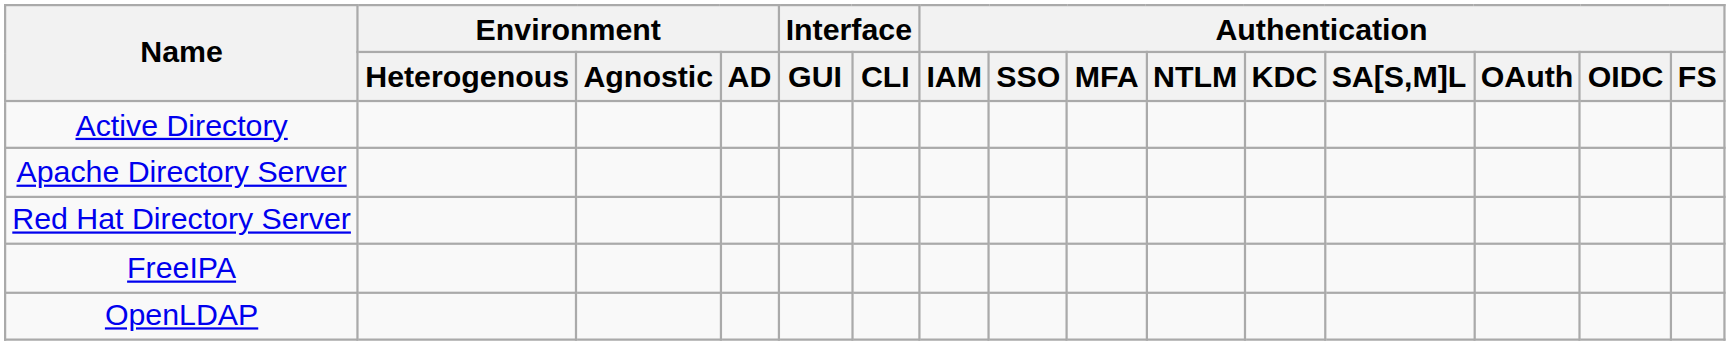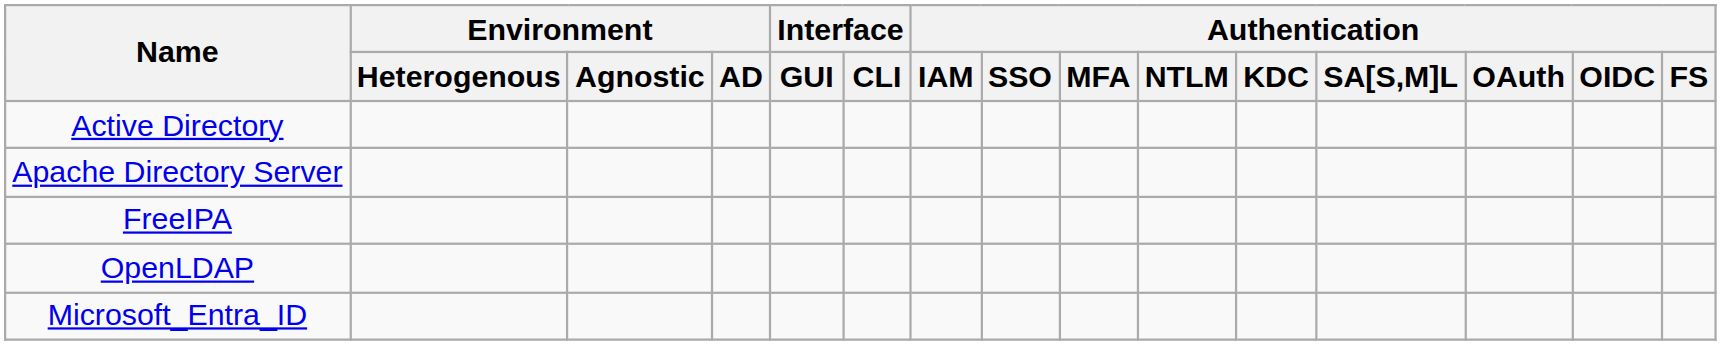- row: (182, 220)
+ row: (177, 315)
